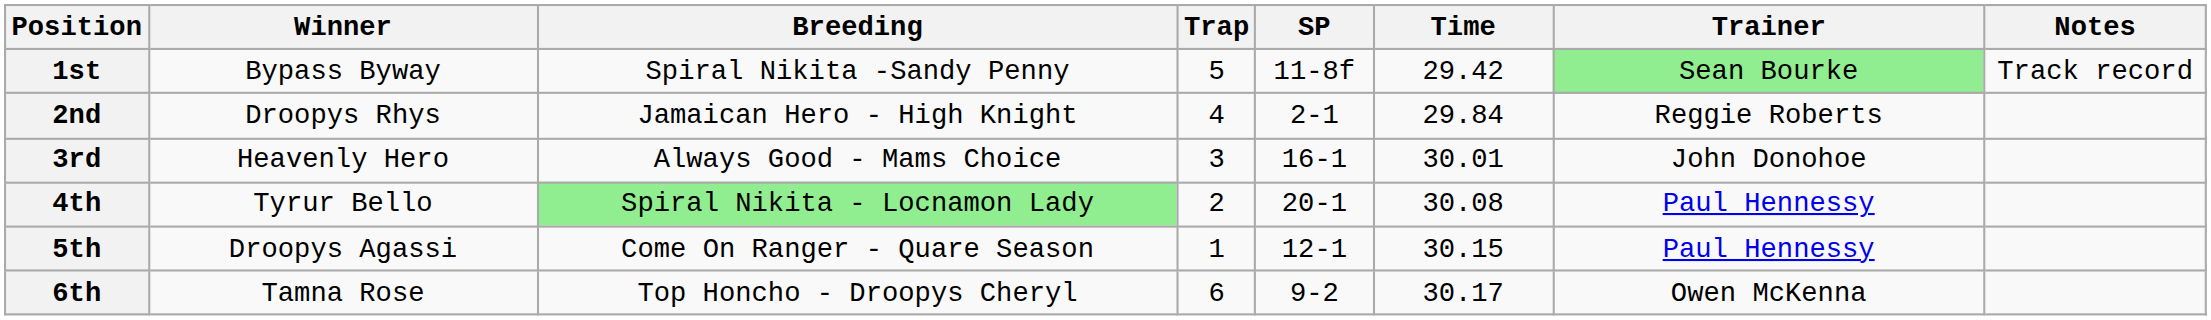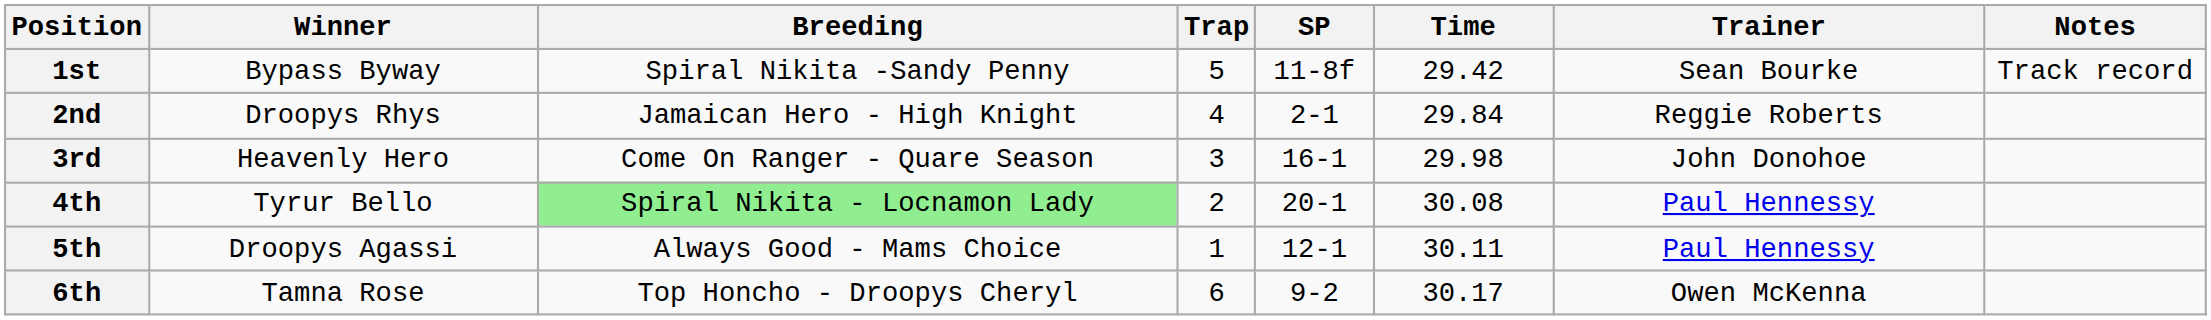(1769, 71) lightgreen background -> (1769, 71) no background
(858, 160) Always Good - Mams Choice -> (858, 160) Come On Ranger - Quare Season
(1463, 160) 30.01 -> (1463, 160) 29.98
(858, 249) Come On Ranger - Quare Season -> (858, 249) Always Good - Mams Choice
(1463, 249) 30.15 -> (1463, 249) 30.11
